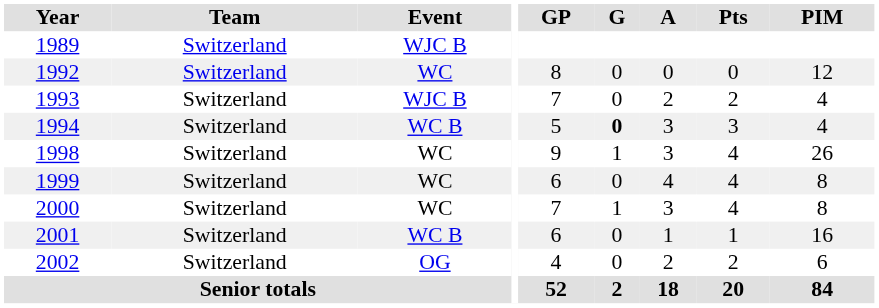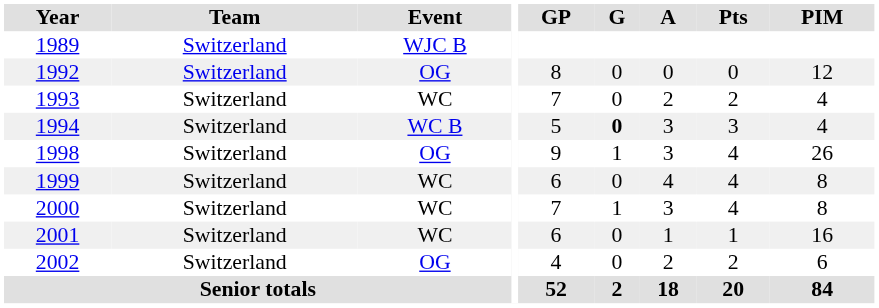(435, 71) WC -> (435, 71) OG
(435, 99) WJC B -> (435, 99) WC
(435, 153) WC -> (435, 153) OG
(435, 235) WC B -> (435, 235) WC
